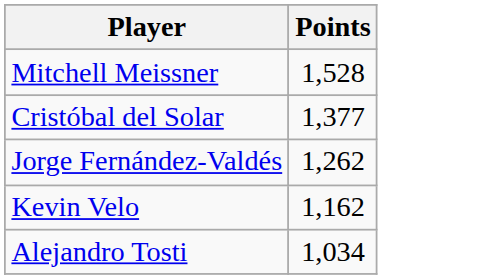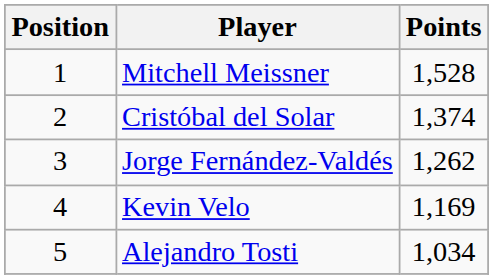+ column: (60, 26)
(333, 116) 1,377 -> (444, 116) 1,374
(333, 206) 1,162 -> (444, 206) 1,169
